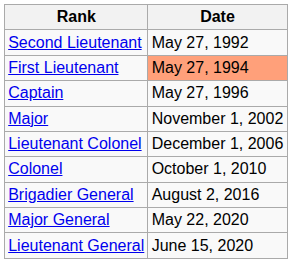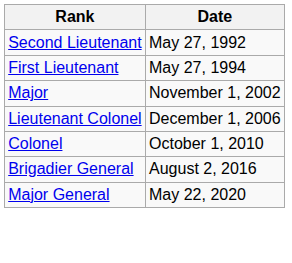(200, 67) lightsalmon background -> (197, 67) no background
- row: (36, 93)
- row: (76, 245)
